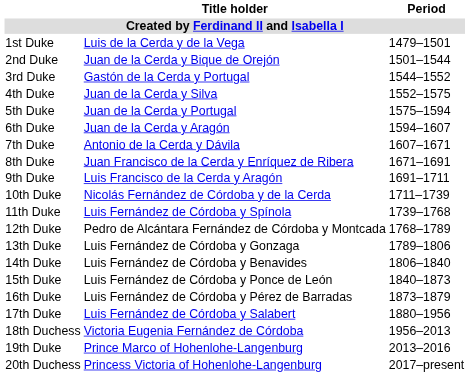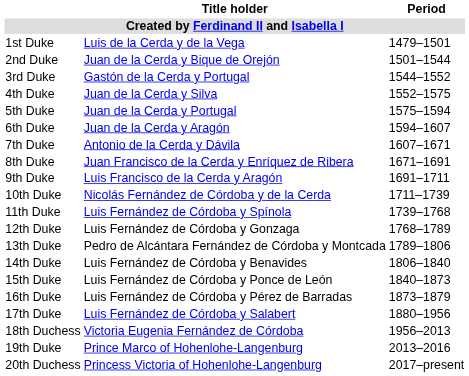(235, 229) Pedro de Alcántara Fernández de Córdoba y Montcada -> (192, 229) Luis Fernández de Córdoba y Gonzaga
(192, 246) Luis Fernández de Córdoba y Gonzaga -> (235, 246) Pedro de Alcántara Fernández de Córdoba y Montcada
